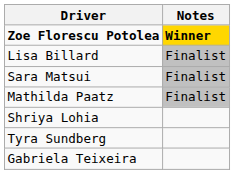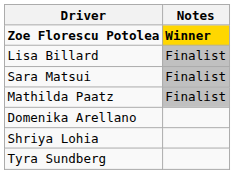+ row: (72, 118)
- row: (72, 159)
